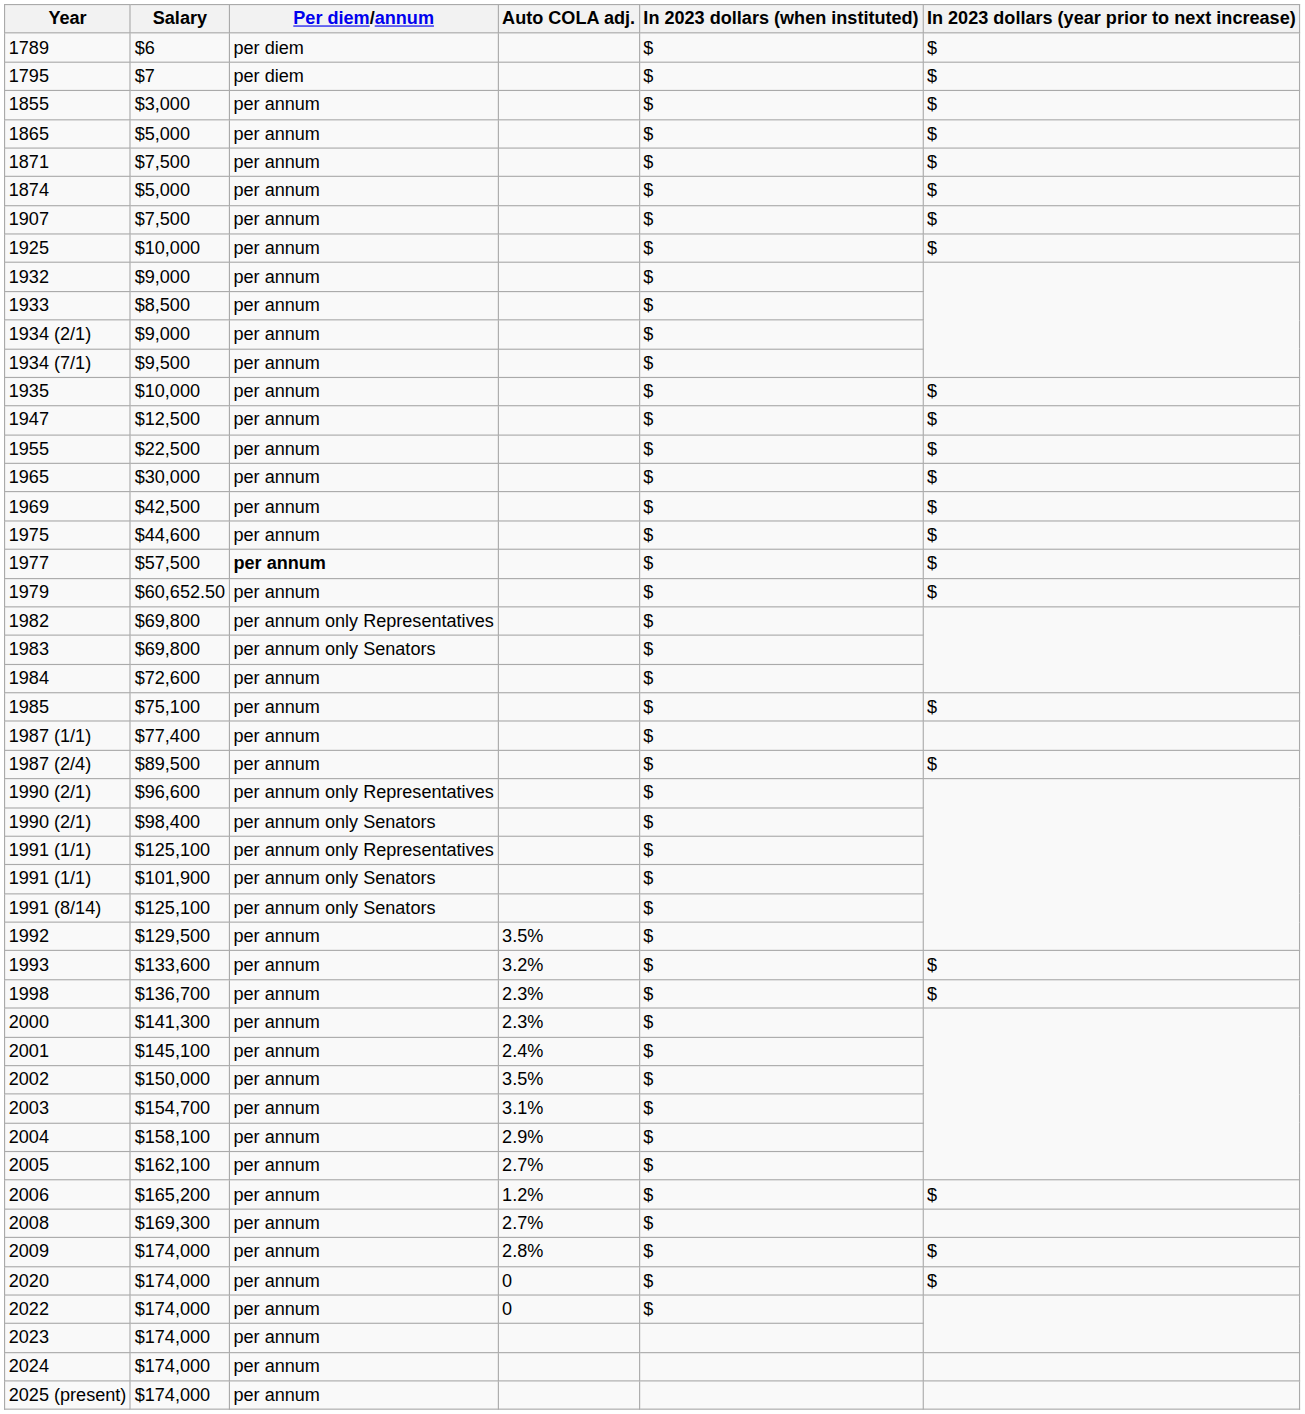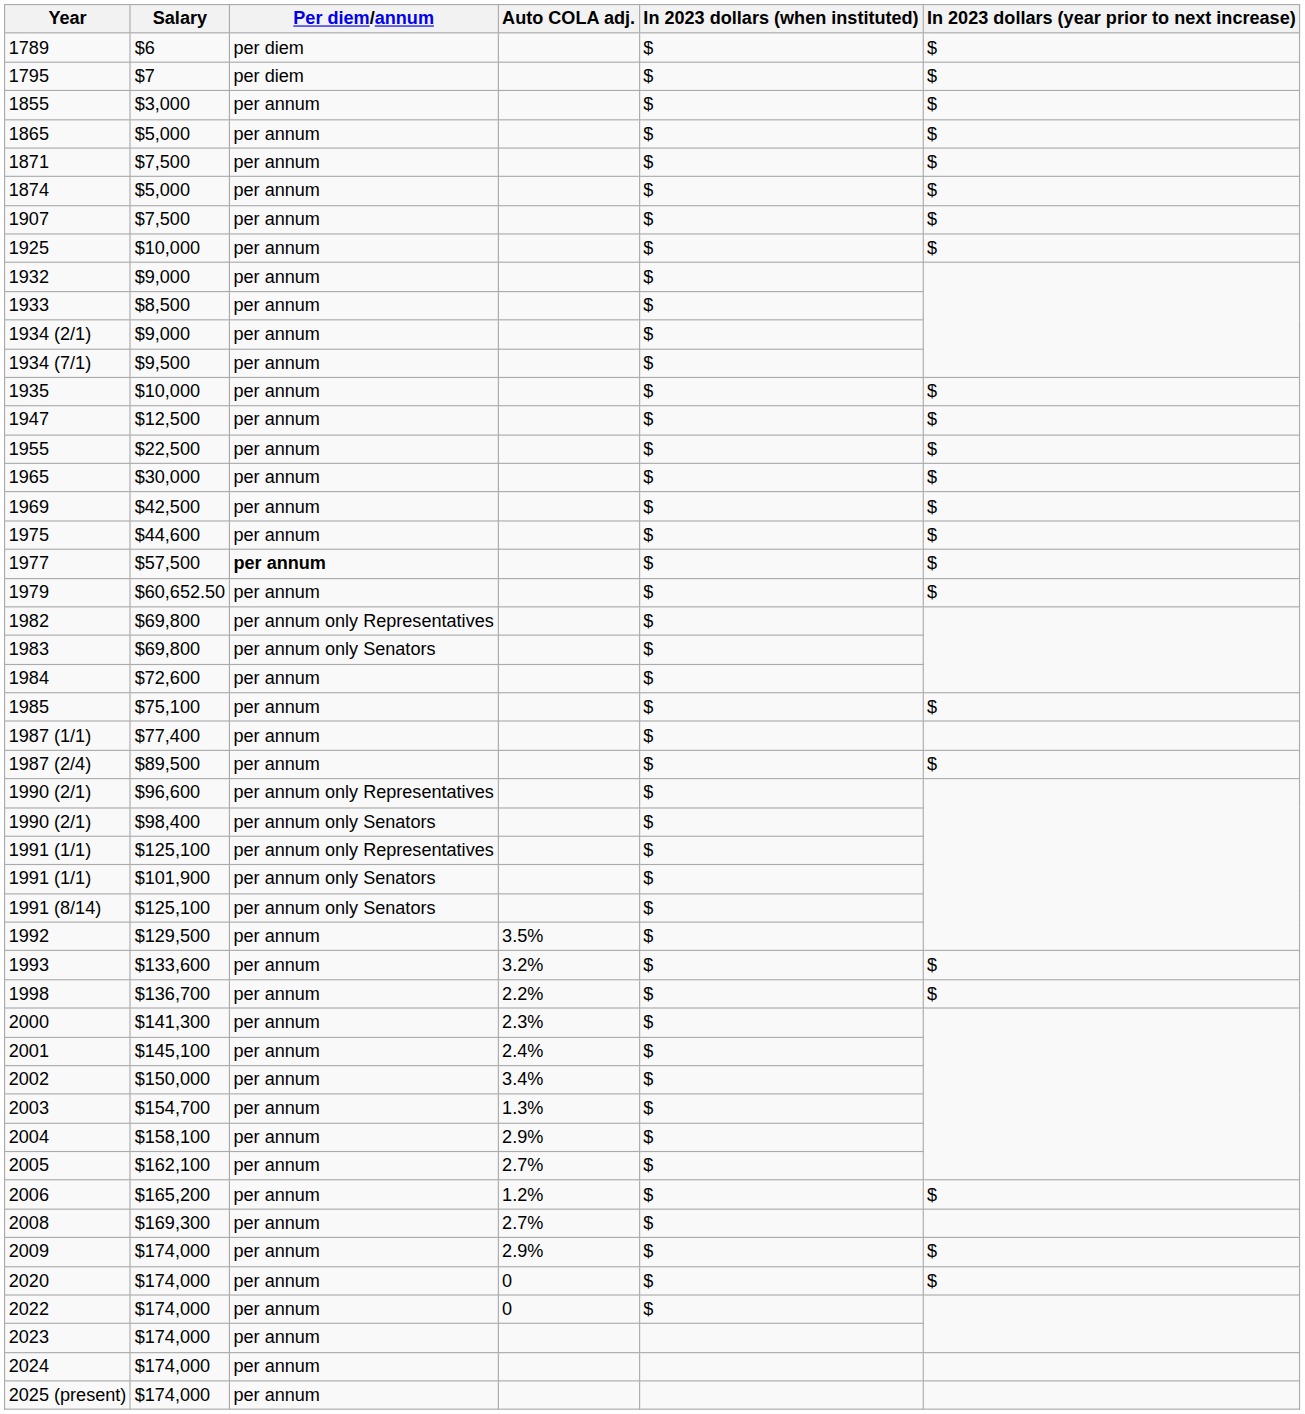(523, 993) 2.3% -> (523, 993) 2.2%
(523, 1079) 3.5% -> (523, 1079) 3.4%
(523, 1108) 3.1% -> (523, 1108) 1.3%
(523, 1251) 2.8% -> (523, 1251) 2.9%
